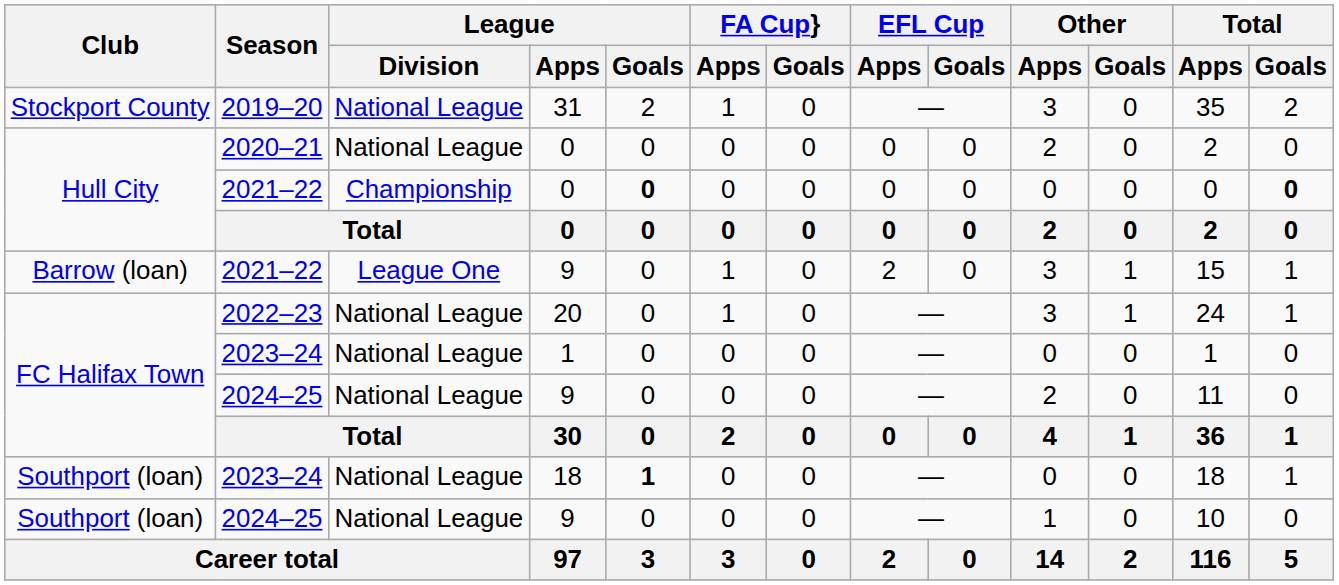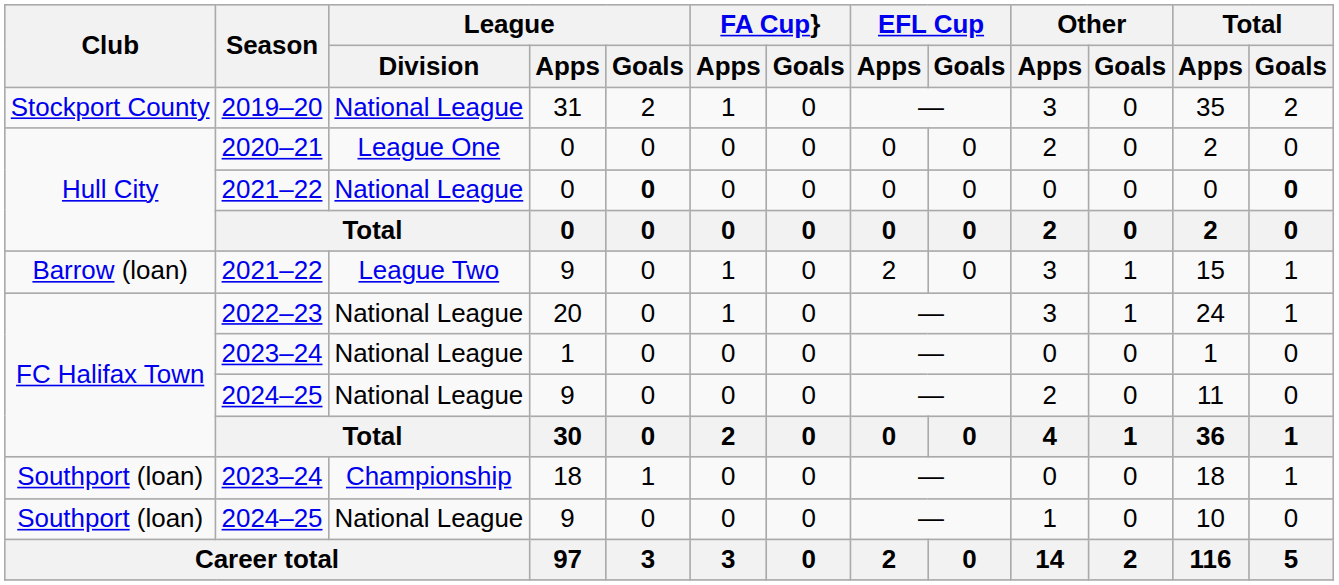(429, 148) National League -> (429, 148) League One
(429, 189) Championship -> (429, 189) National League
(429, 271) League One -> (429, 271) League Two
(429, 477) National League -> (429, 477) Championship
(648, 477) bold -> (648, 477) normal
